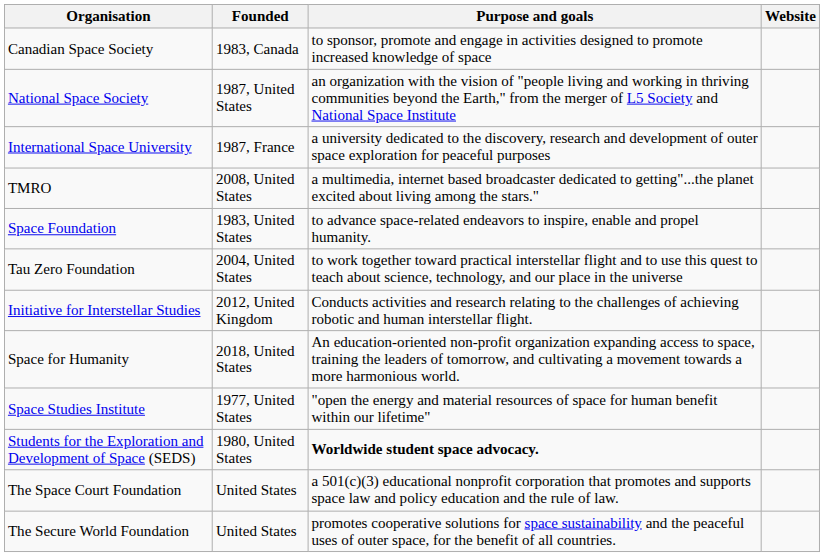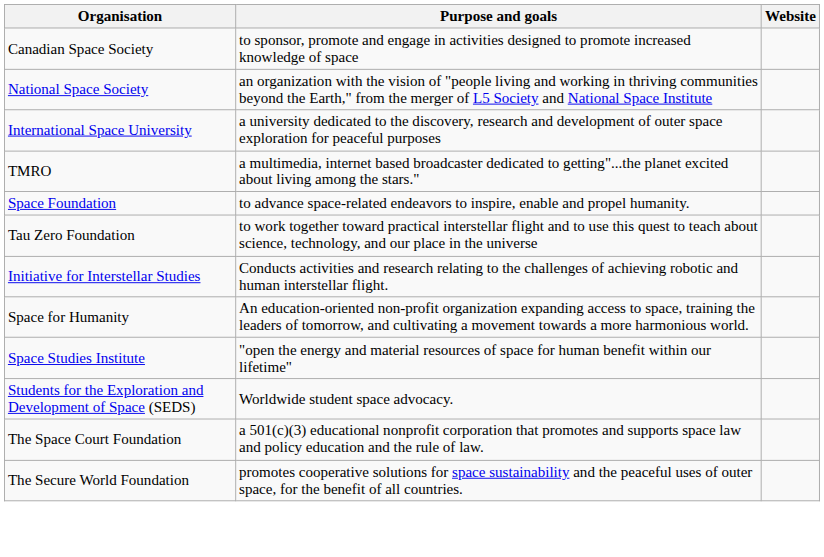- column: (260, 16)
(425, 449) bold -> (346, 398) normal
